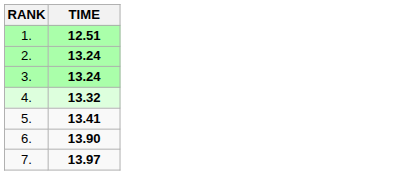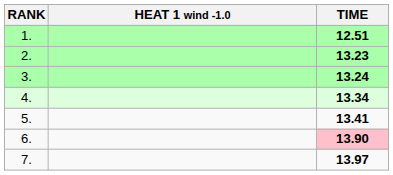+ column: (183, 15)
(84, 57) 13.24 -> (352, 57) 13.23
(84, 98) 13.32 -> (352, 98) 13.34
(84, 139) no background -> (352, 139) pink background
